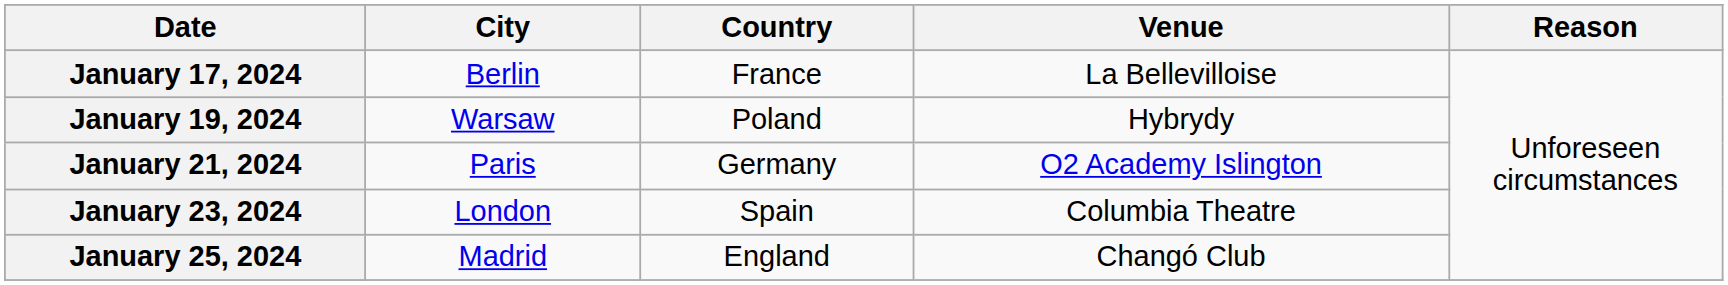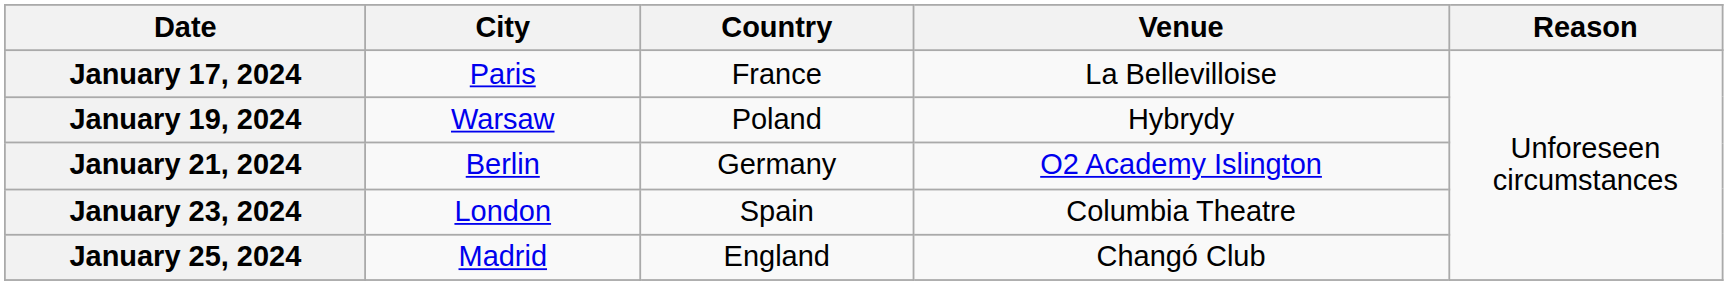(503, 73) Berlin -> (503, 73) Paris
(503, 165) Paris -> (503, 165) Berlin
